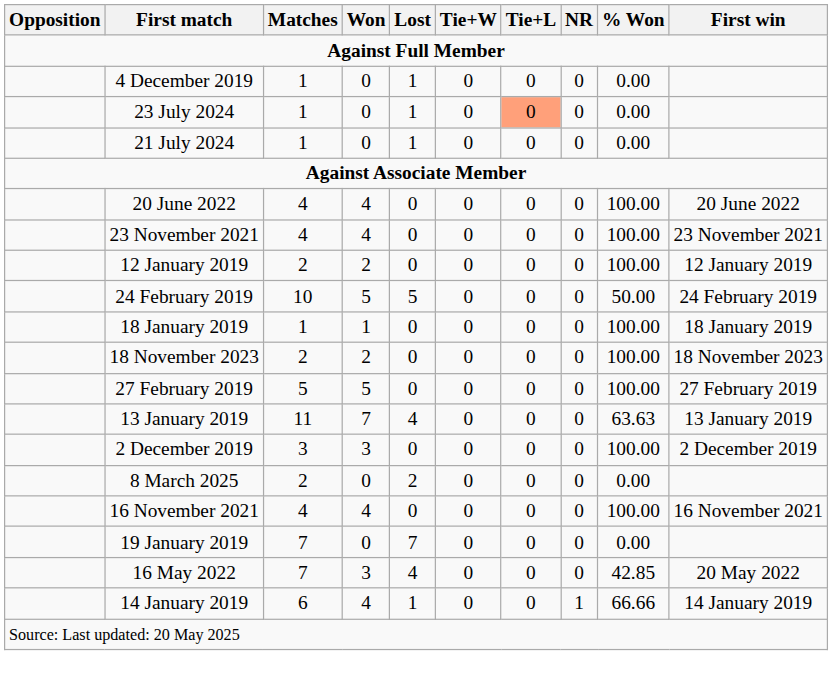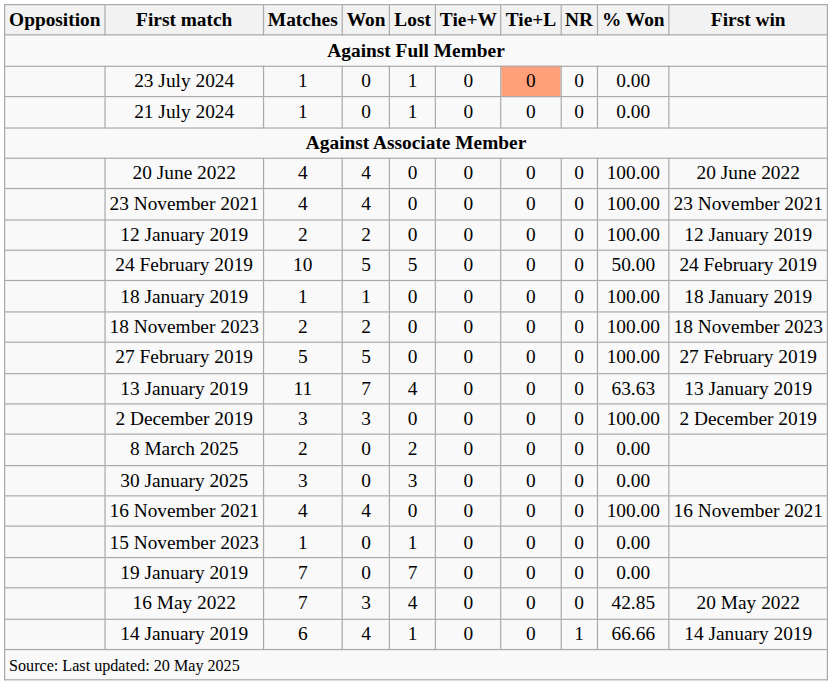- row: (184, 81)
+ row: (184, 480)
+ row: (184, 541)
